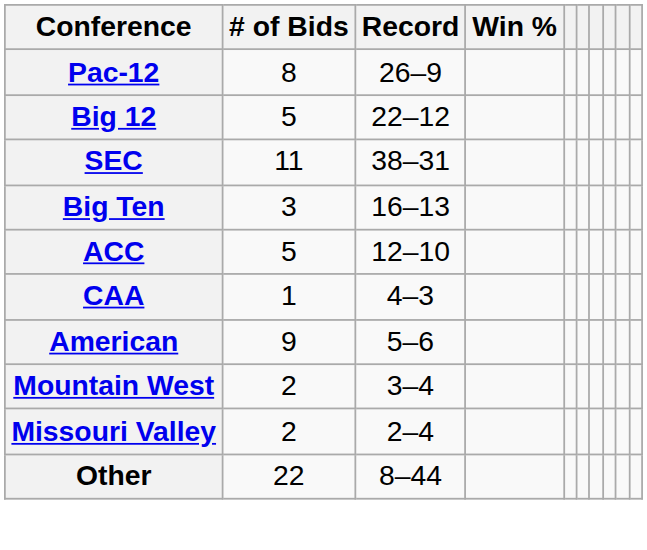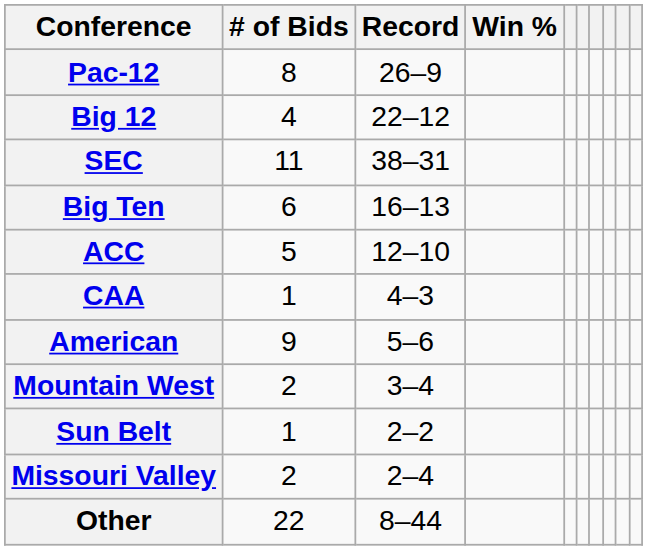(289, 116) 5 -> (289, 116) 4
(289, 206) 3 -> (289, 206) 6
+ row: (114, 431)
